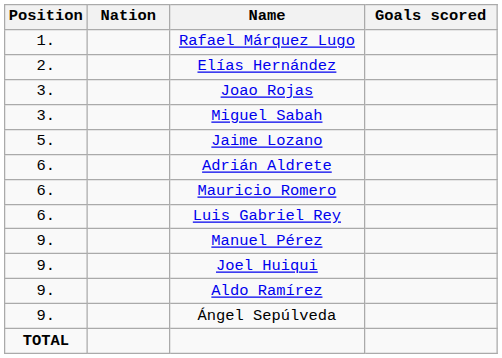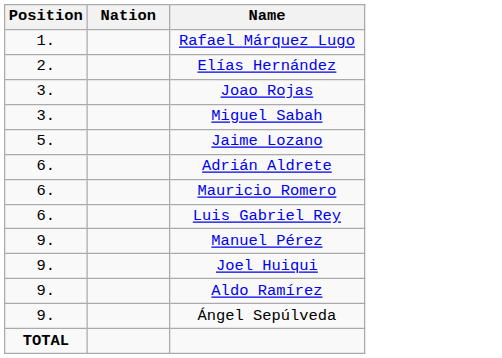- column: (431, 17)
